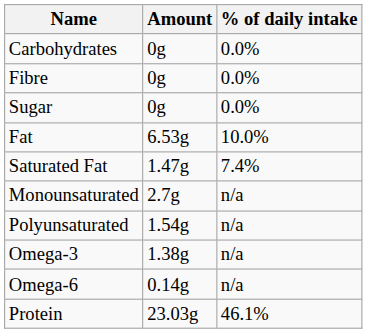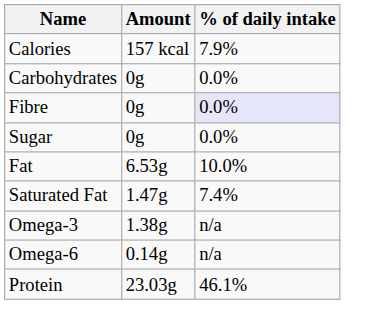+ row: (40, 48)
(240, 78) no background -> (219, 107) lavender background
- row: (74, 195)
- row: (69, 225)
